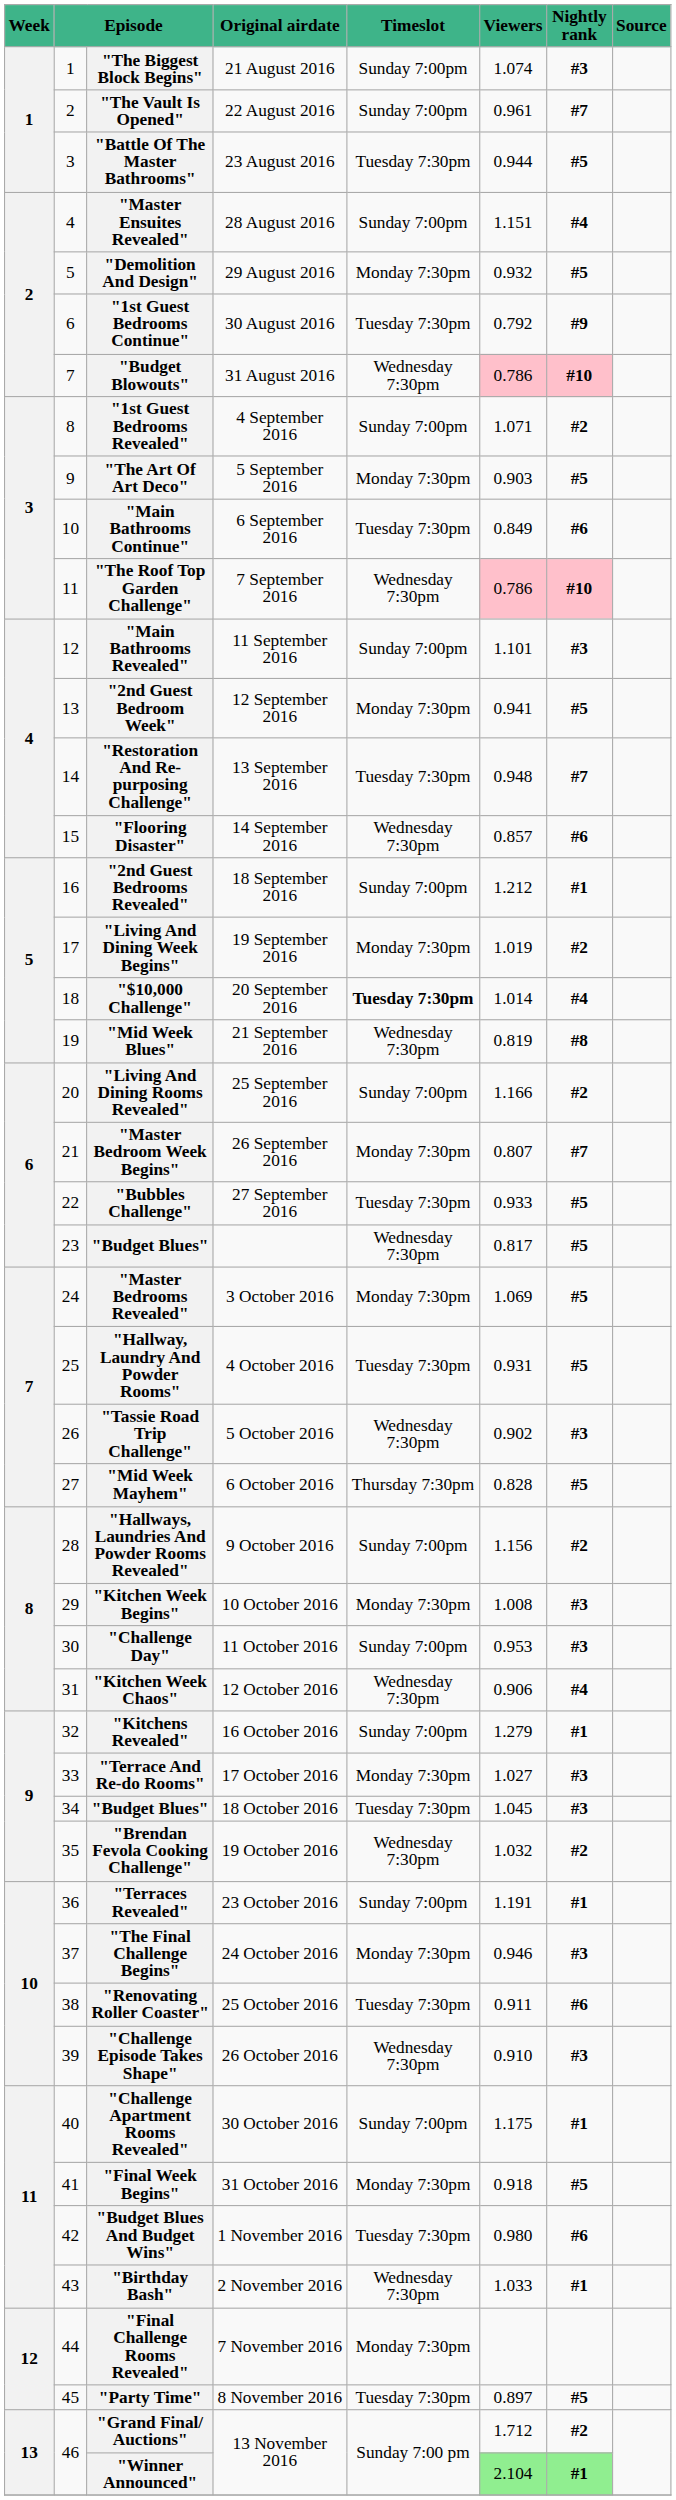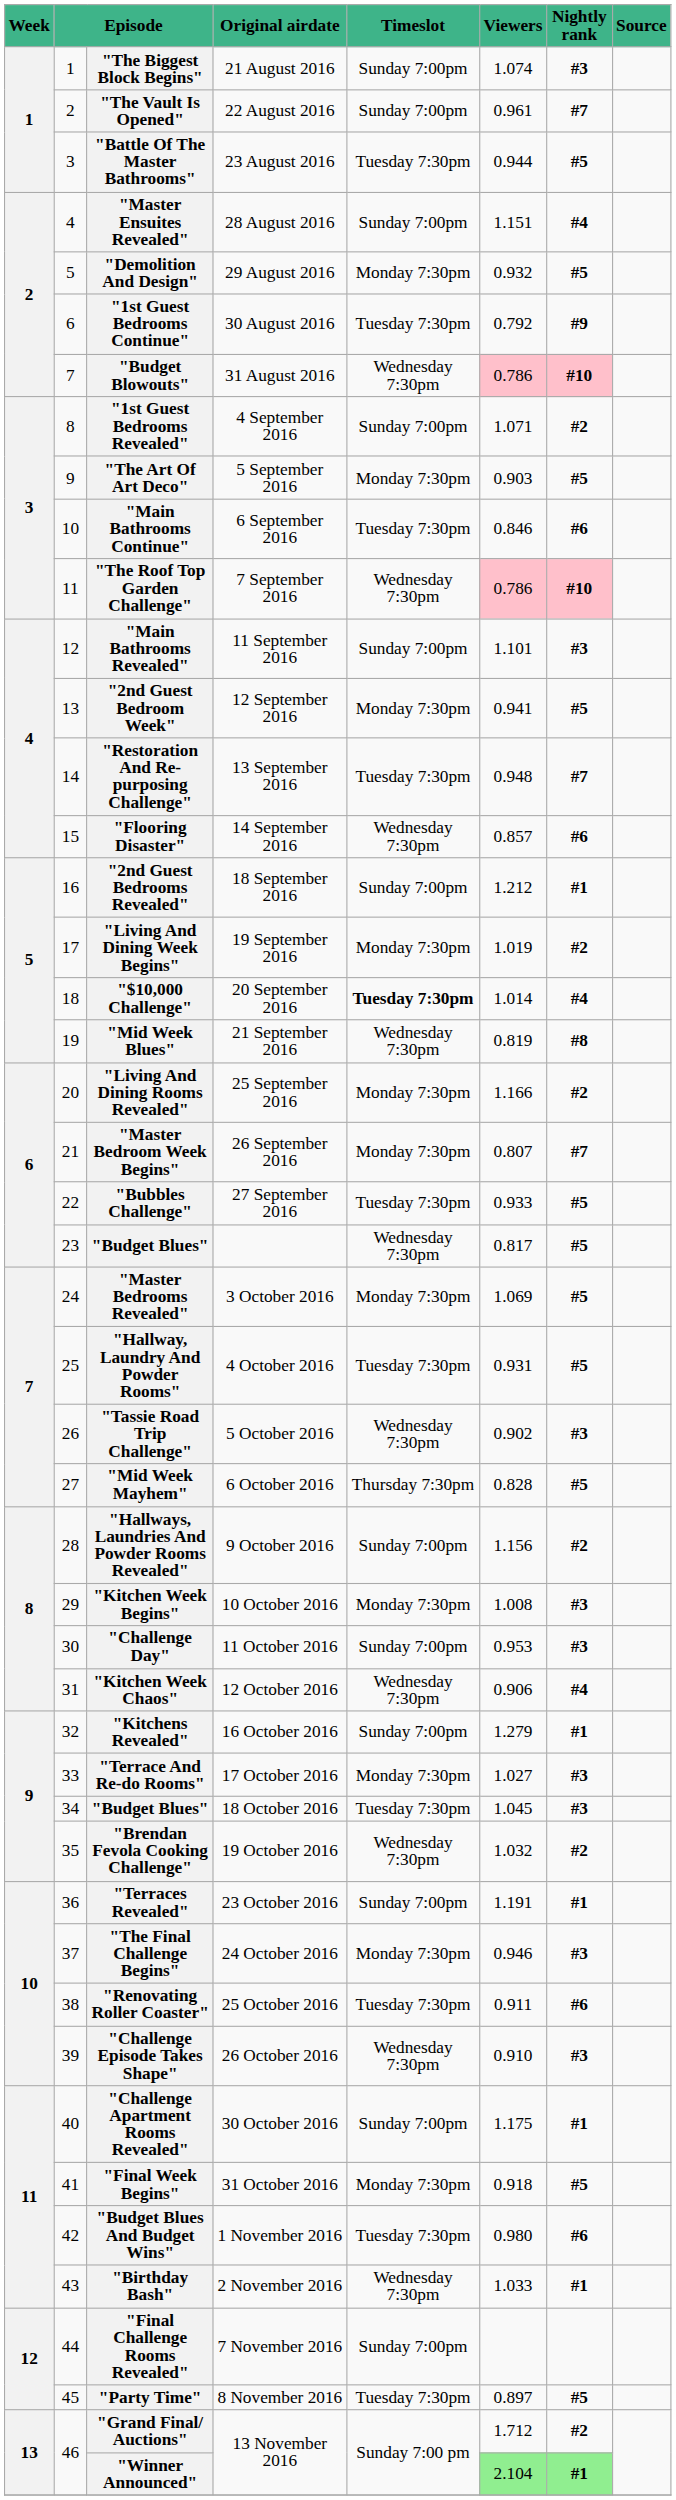(513, 528) 0.849 -> (513, 528) 0.846
(413, 1092) Sunday 7:00pm -> (413, 1092) Monday 7:30pm
(413, 2346) Monday 7:30pm -> (413, 2346) Sunday 7:00pm
